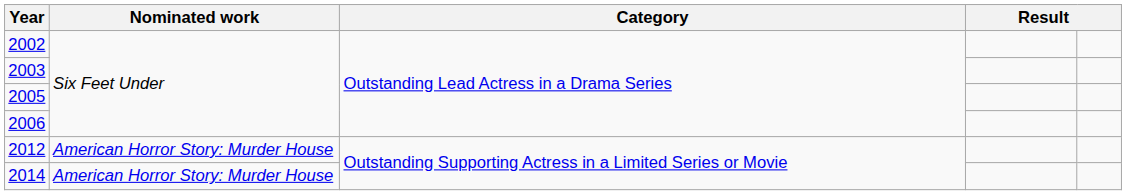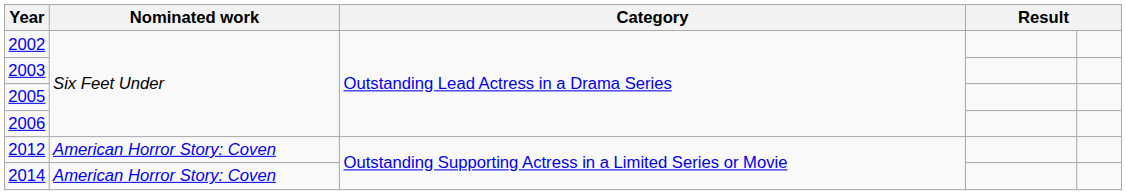(193, 149) American Horror Story: Murder House -> (164, 149) American Horror Story: Coven
(193, 176) American Horror Story: Murder House -> (164, 176) American Horror Story: Coven
